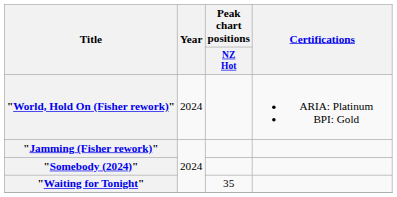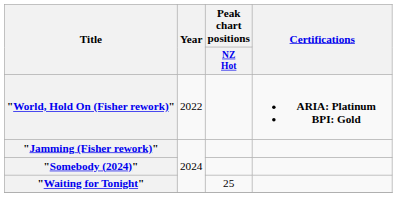(191, 107) 2024 -> (191, 107) 2022
(322, 113) normal -> (322, 113) bold
(229, 184) 35 -> (229, 184) 25
